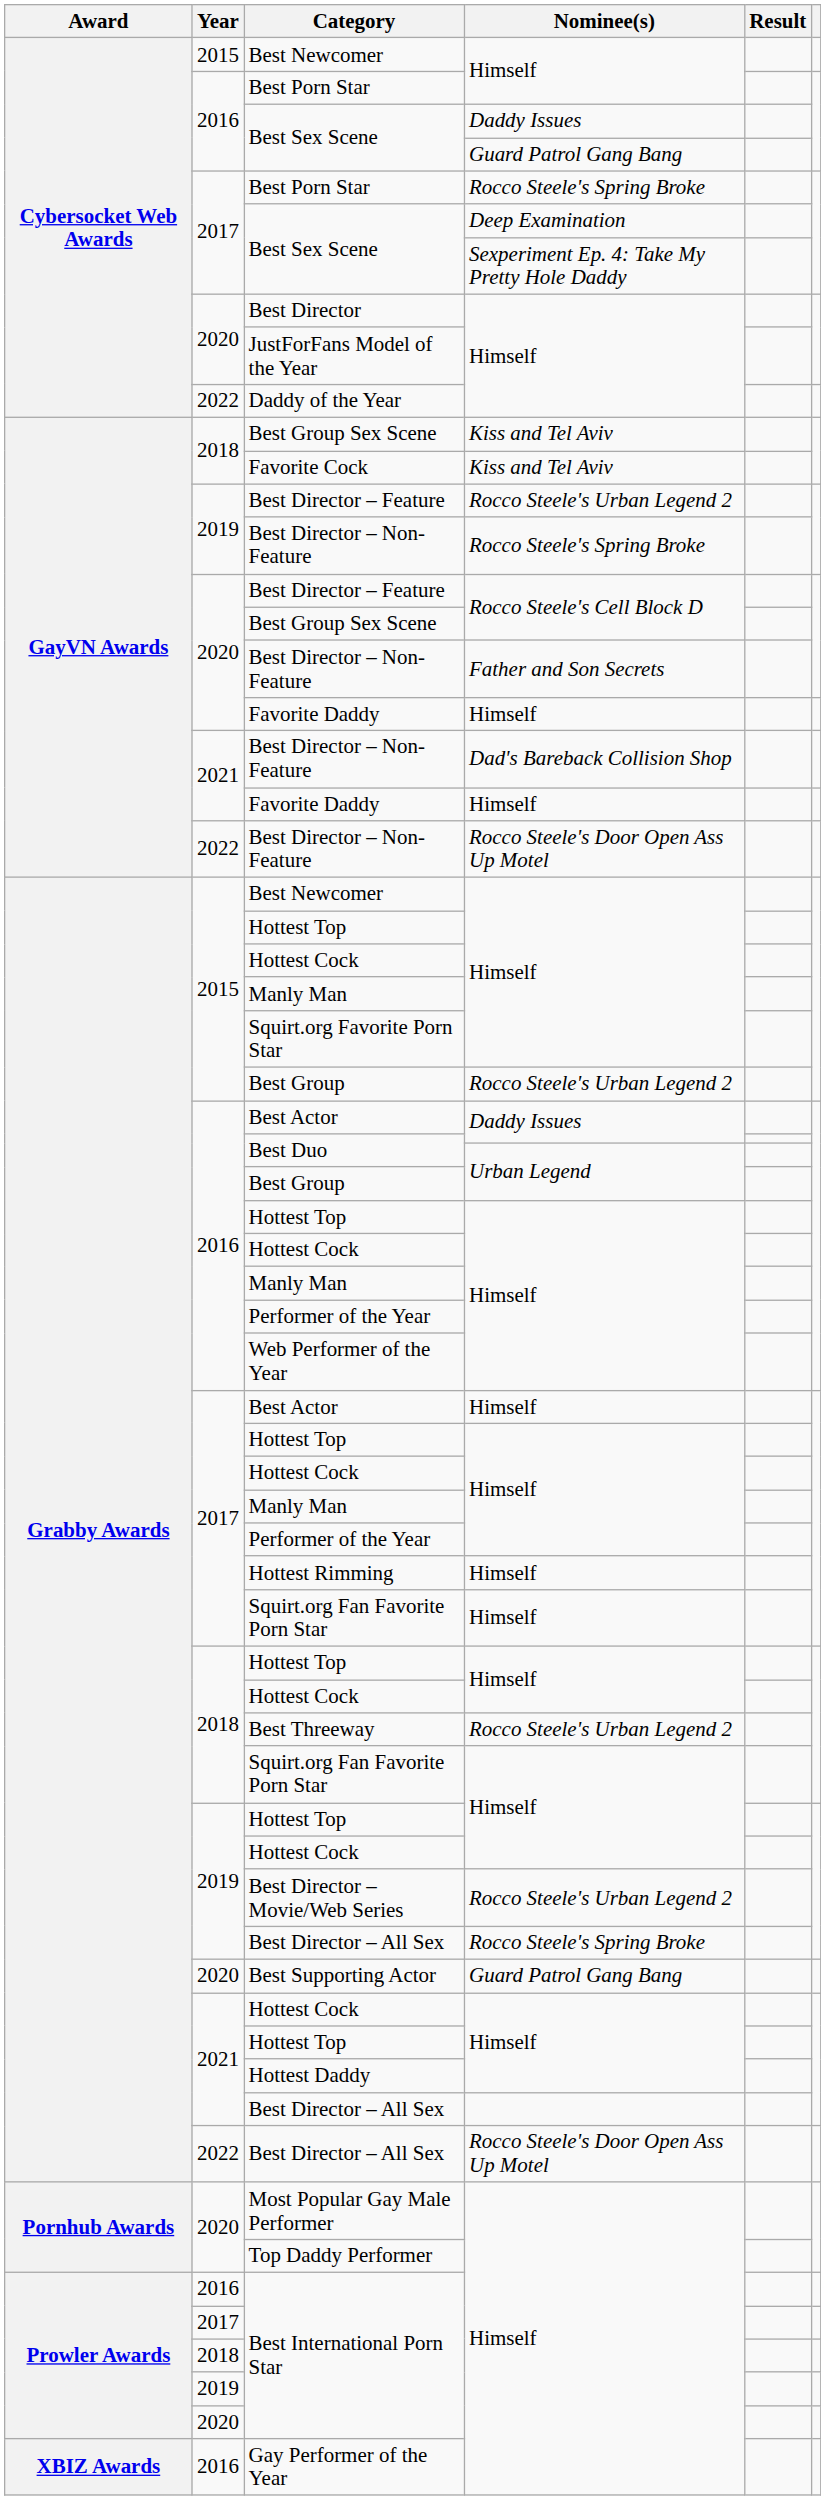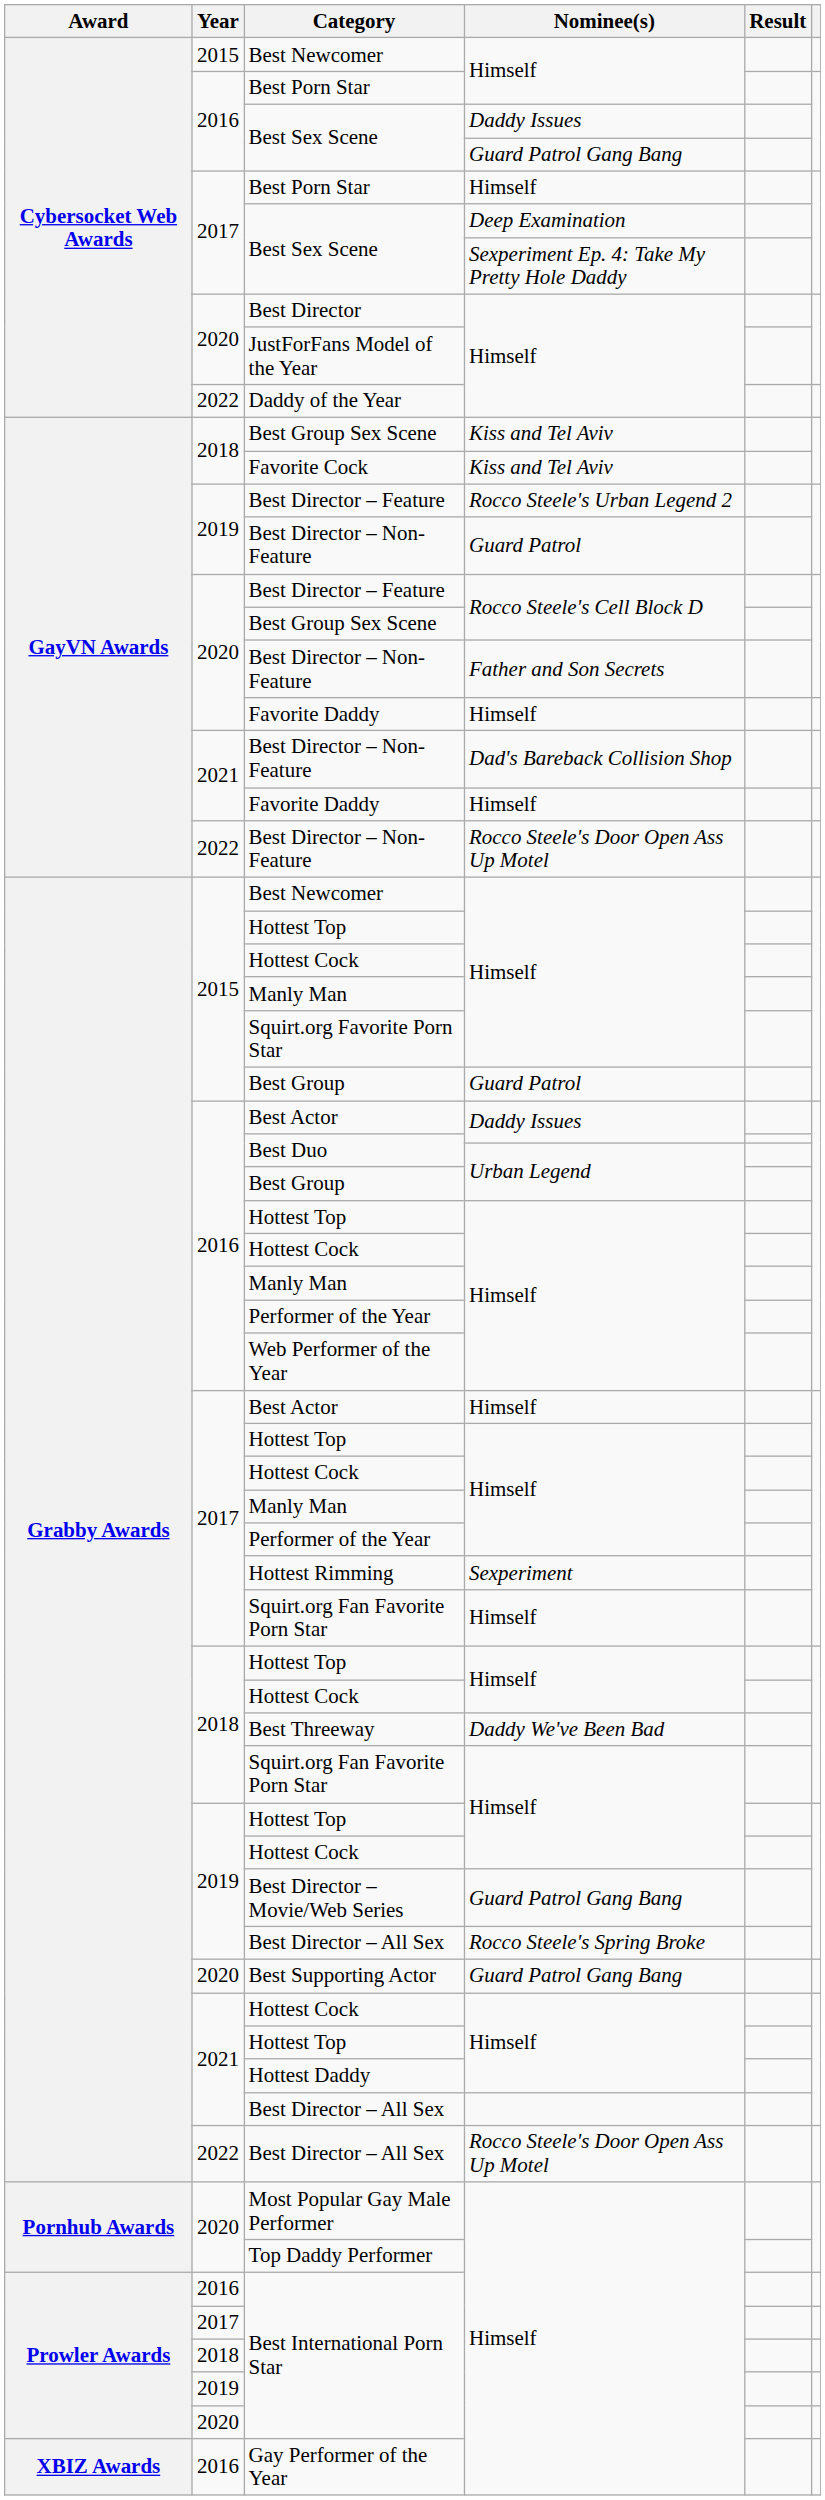(587, 187) Rocco Steele's Spring Broke -> (503, 187) Himself
(587, 545) Rocco Steele's Spring Broke -> (525, 545) Guard Patrol
(600, 1083) Rocco Steele's Urban Legend 2 -> (525, 1083) Guard Patrol
(503, 1572) Himself -> (521, 1572) Sexperiment
(600, 1729) Rocco Steele's Urban Legend 2 -> (567, 1729) Daddy We've Been Bad
(600, 1897) Rocco Steele's Urban Legend 2 -> (576, 1897) Guard Patrol Gang Bang
